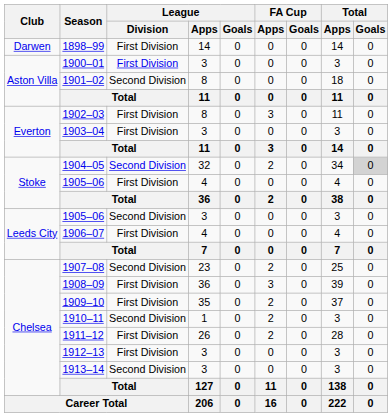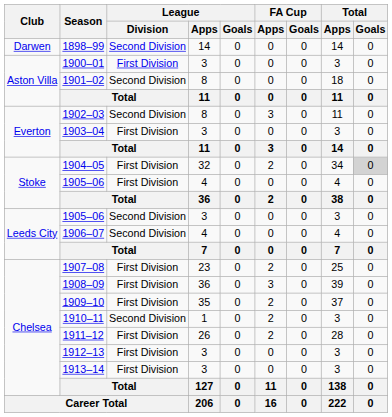(148, 47) First Division -> (148, 47) Second Division
(148, 115) First Division -> (148, 115) Second Division
(148, 166) Second Division -> (148, 166) First Division
(148, 234) First Division -> (148, 234) Second Division
(148, 268) Second Division -> (148, 268) First Division
(148, 370) Second Division -> (148, 370) First Division
